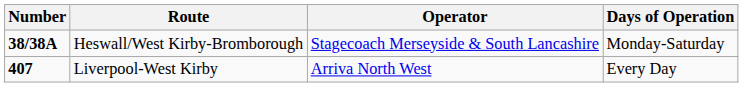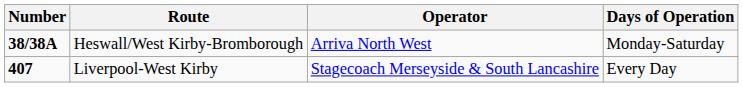(455, 43) Stagecoach Merseyside & South Lancashire -> (371, 43) Arriva North West
(371, 69) Arriva North West -> (455, 69) Stagecoach Merseyside & South Lancashire
